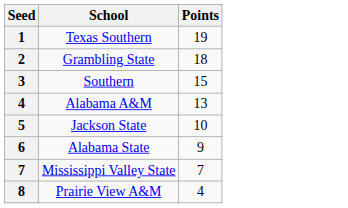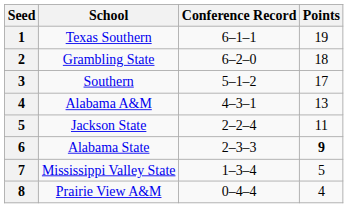+ column: (239, 15)
(200, 81) 15 -> (321, 81) 17
(200, 125) 10 -> (321, 125) 11
(200, 147) normal -> (321, 147) bold
(200, 170) 7 -> (321, 170) 5
